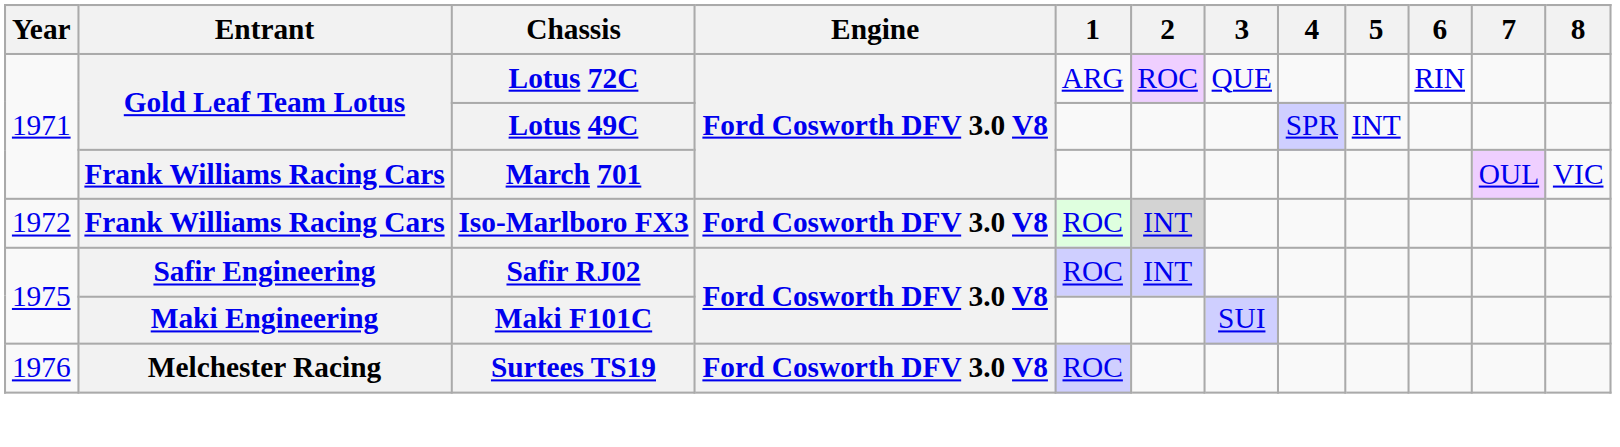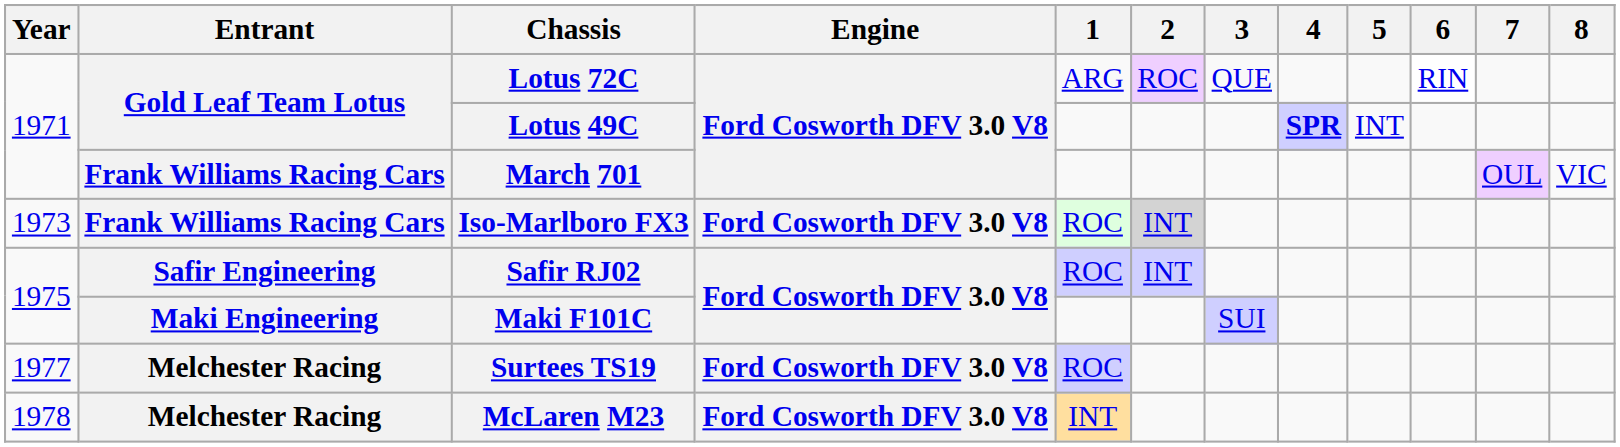(1312, 126) normal -> (1313, 126) bold
(41, 222) 1972 -> (41, 222) 1973
(41, 368) 1976 -> (41, 368) 1977
+ row: (573, 416)
